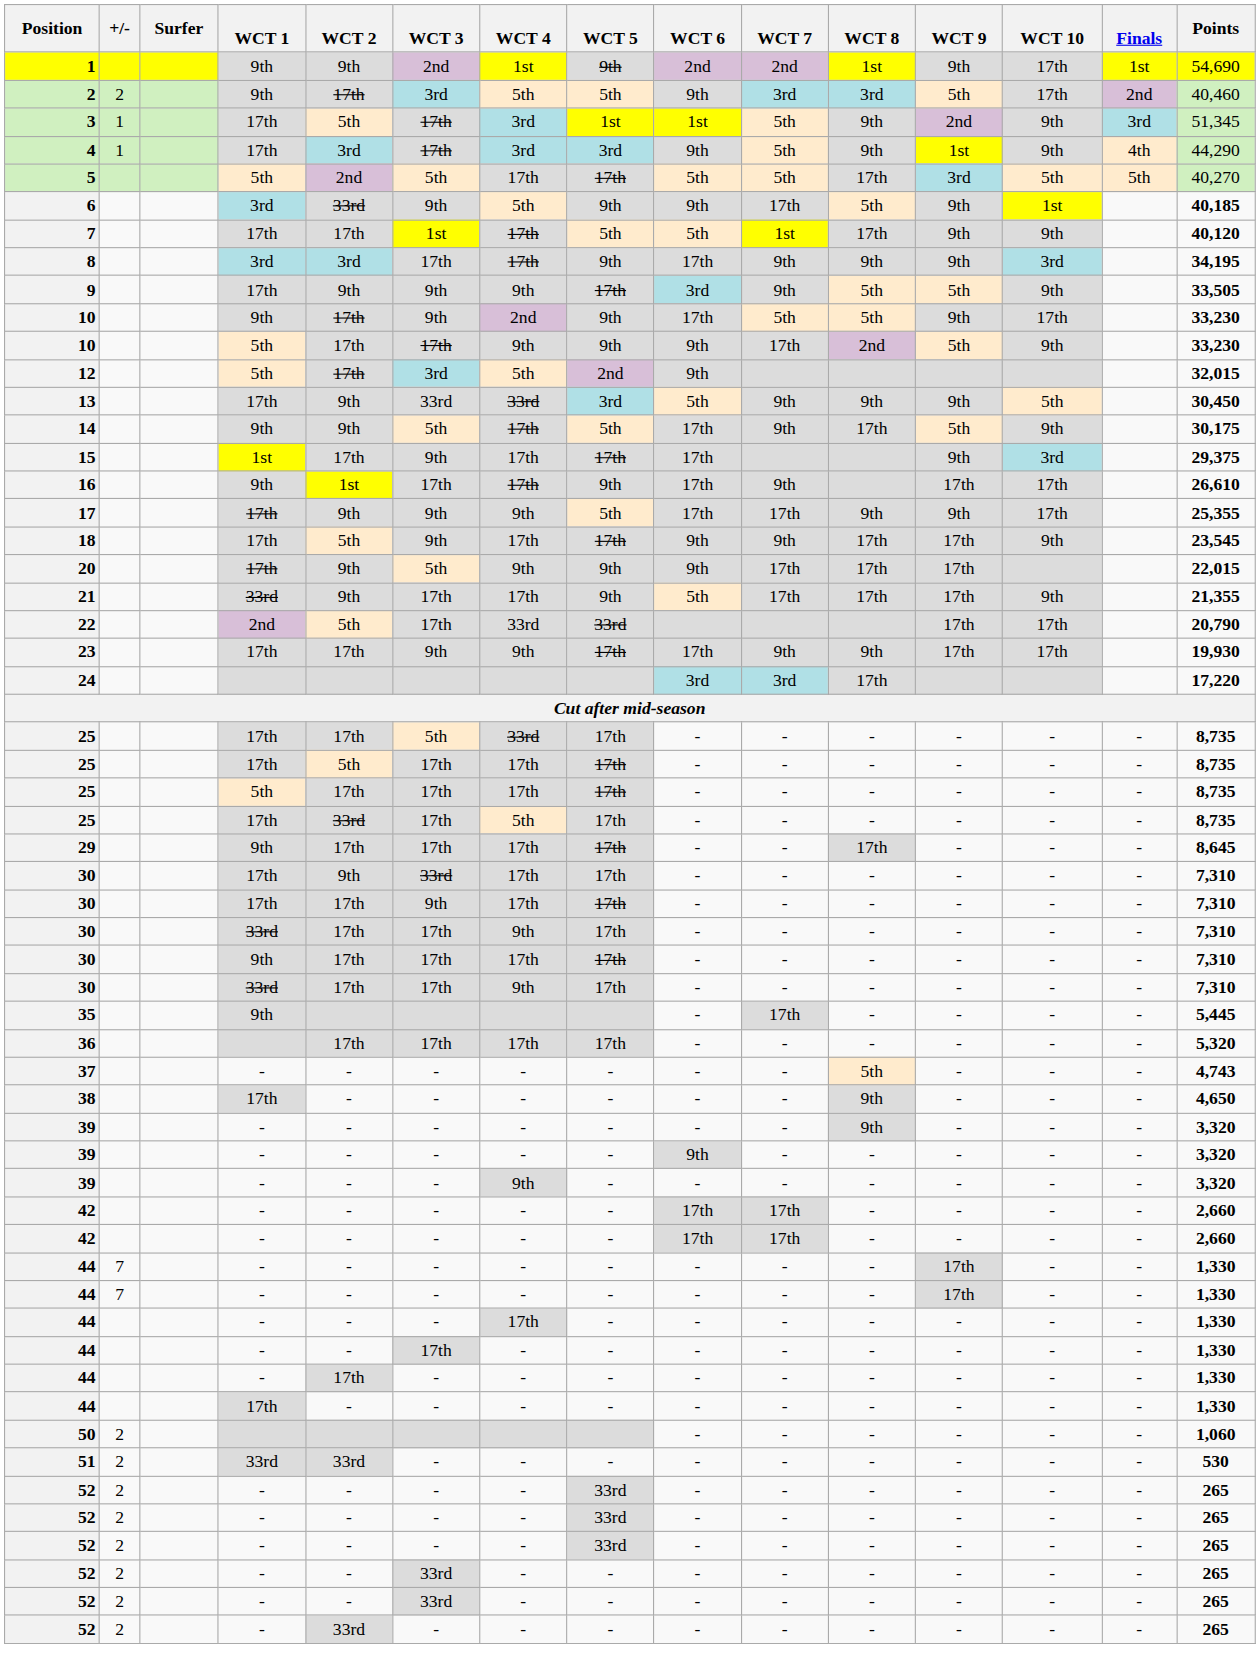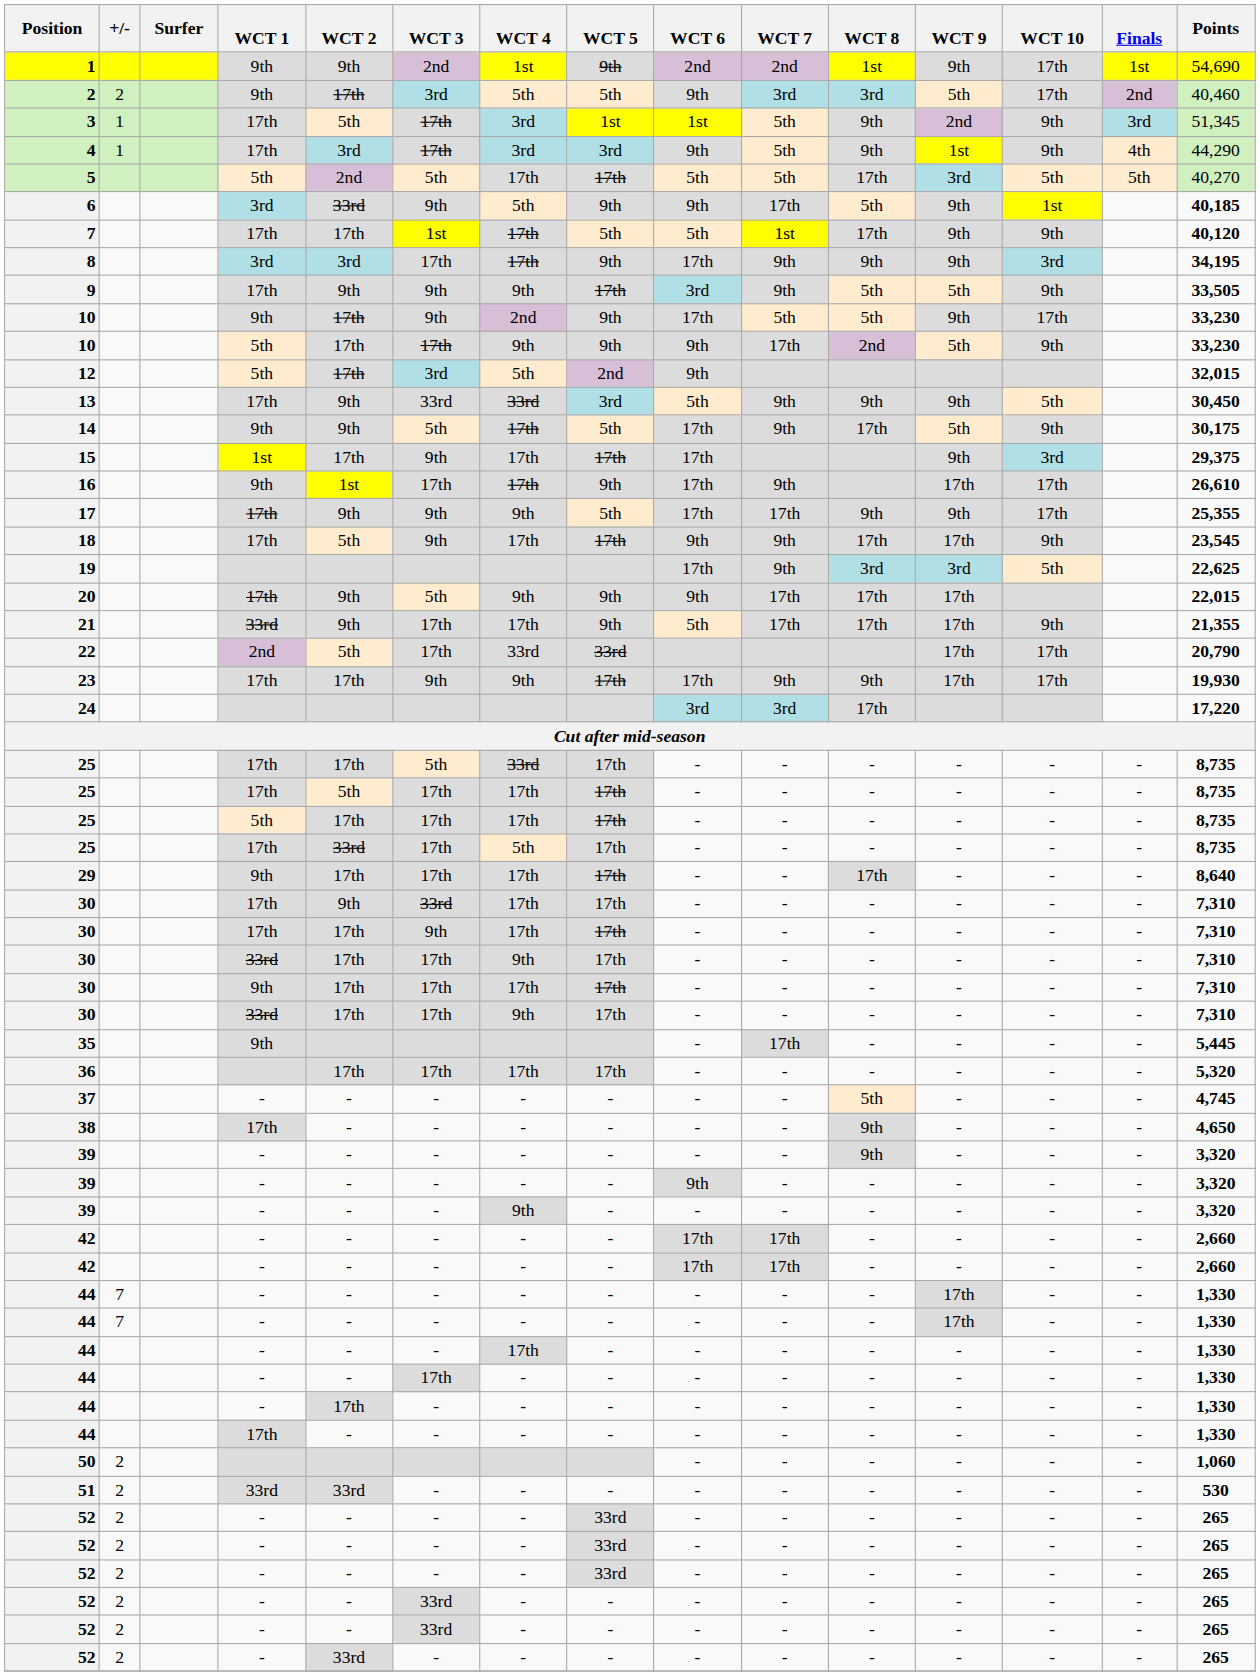+ row: (87, 568)
(1216, 847) 8,645 -> (1216, 875) 8,640
(1216, 1071) 4,743 -> (1216, 1098) 4,745
